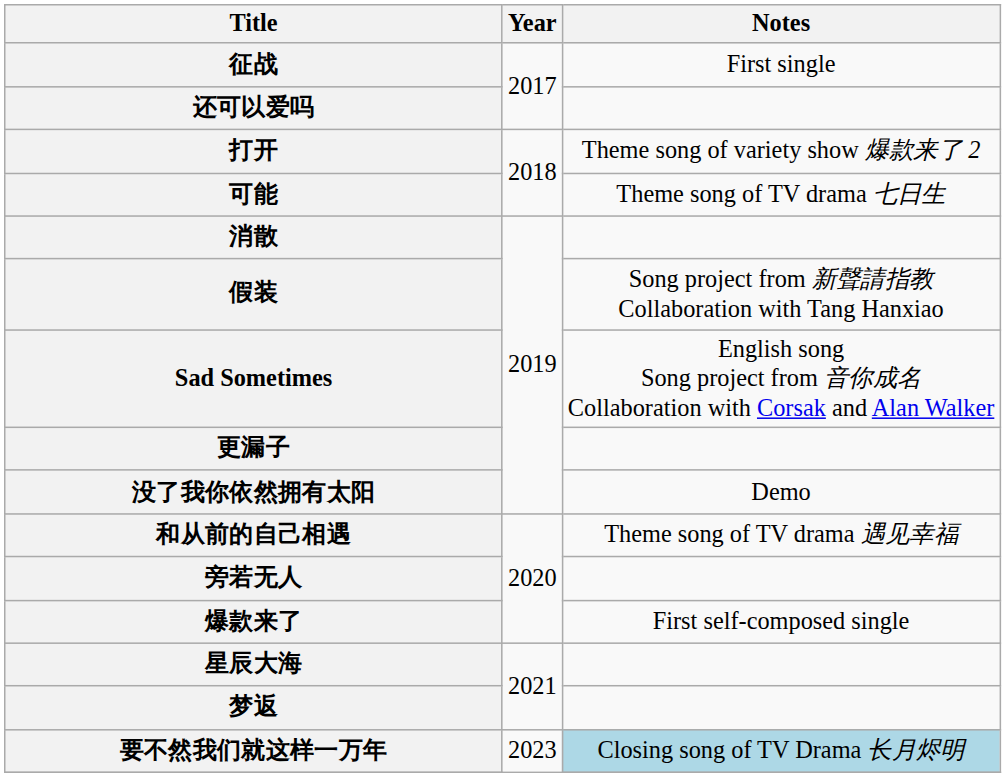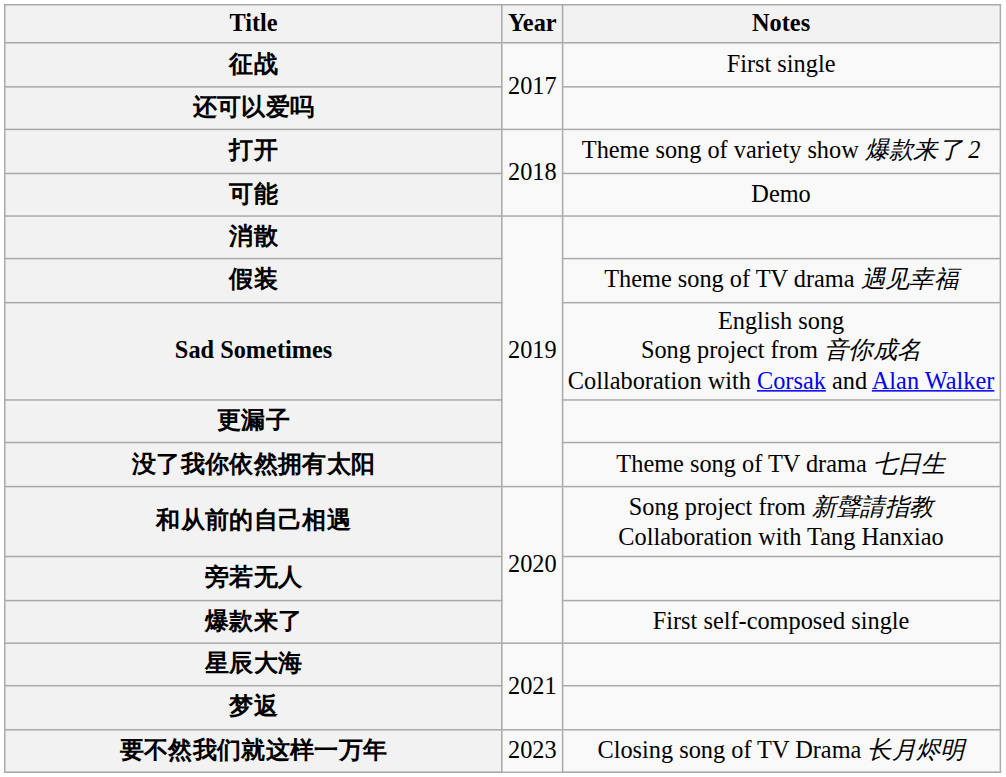(781, 193) Theme song of TV drama 七日生 -> (781, 194) Demo
(781, 294) Song project from 新聲請指教 Collaboration with Tang Hanxiao -> (781, 279) Theme song of TV drama 遇见幸福
(781, 491) Demo -> (781, 463) Theme song of TV drama 七日生
(781, 534) Theme song of TV drama 遇见幸福 -> (781, 521) Song project from 新聲請指教 Collaboration with Tang Hanxiao
(781, 749) lightblue background -> (781, 749) no background
